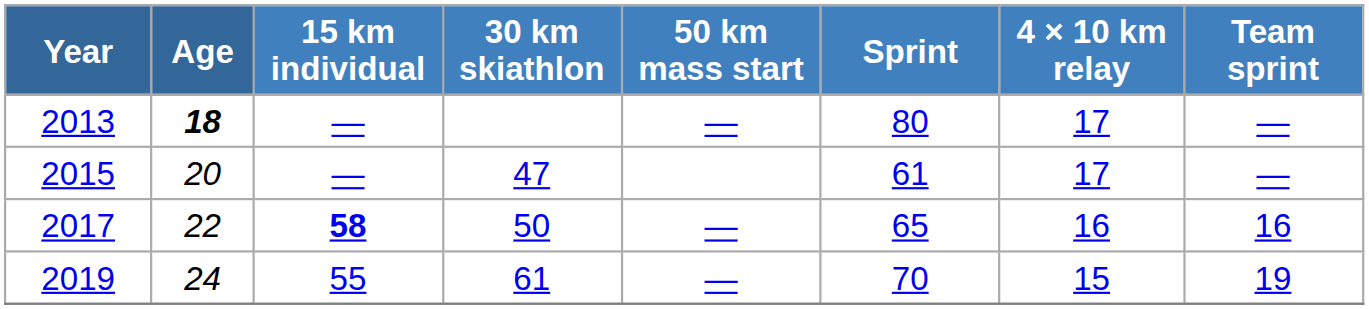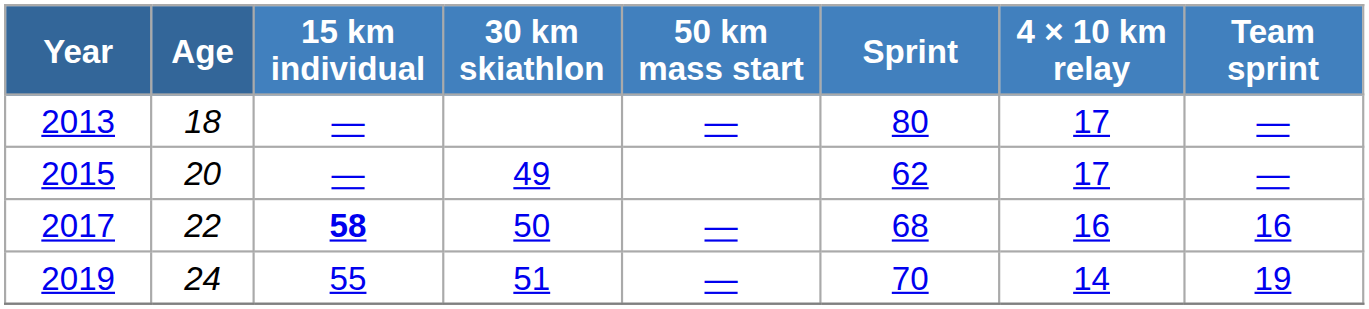(203, 121) bold -> (203, 121) normal
(532, 173) 47 -> (532, 173) 49
(910, 173) 61 -> (910, 173) 62
(910, 226) 65 -> (910, 226) 68
(532, 278) 61 -> (532, 278) 51
(1092, 278) 15 -> (1092, 278) 14
